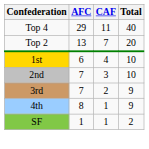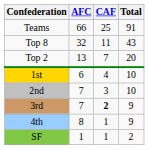+ row: (37, 27)
+ row: (37, 43)
- row: (37, 27)
(106, 90) normal -> (106, 106) bold
